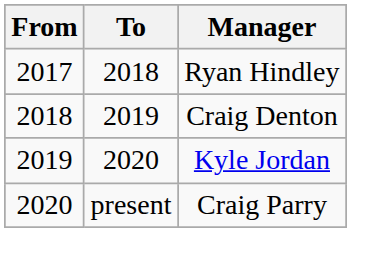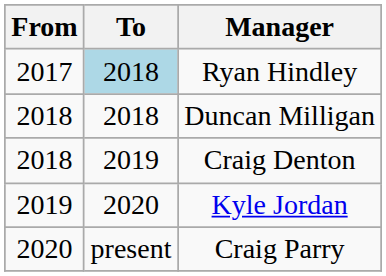(131, 71) no background -> (131, 71) lightblue background
+ row: (280, 115)
